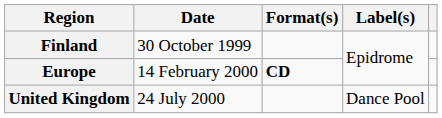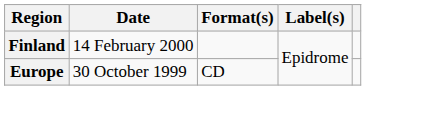(194, 44) 30 October 1999 -> (133, 44) 14 February 2000
(198, 71) 14 February 2000 -> (130, 71) 30 October 1999
(278, 71) bold -> (213, 71) normal
- row: (69, 98)
